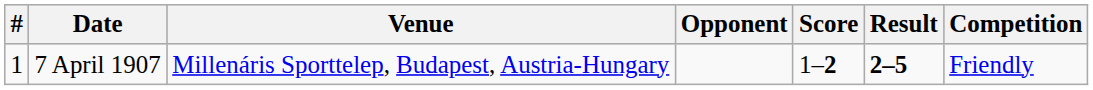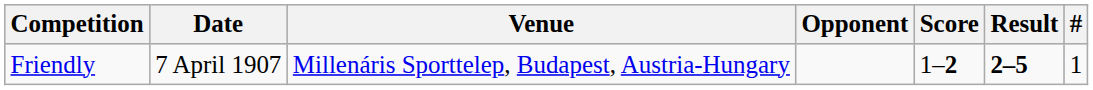columns swapped: (17, 24) <-> (1016, 24)
